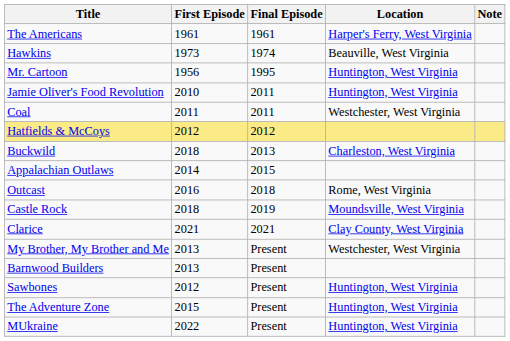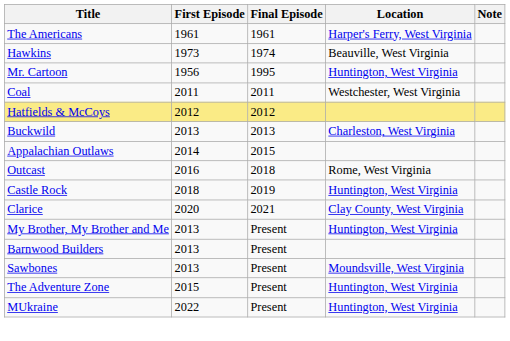- row: (85, 92)
(187, 151) 2018 -> (187, 131) 2013
(396, 209) Moundsville, West Virginia -> (393, 190) Huntington, West Virginia
(187, 229) 2021 -> (187, 209) 2020
(394, 248) Westchester, West Virginia -> (393, 229) Huntington, West Virginia
(187, 287) 2012 -> (187, 268) 2013
(393, 287) Huntington, West Virginia -> (396, 268) Moundsville, West Virginia
